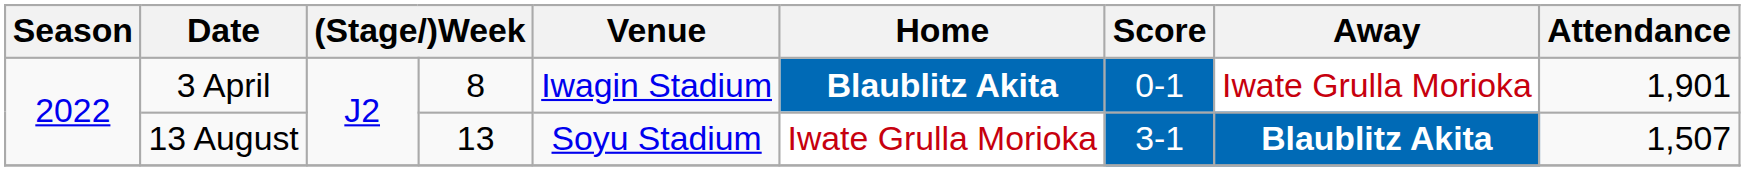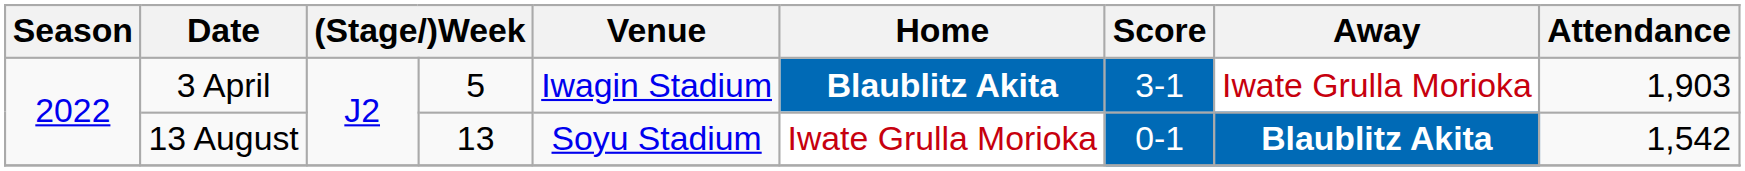(476, 84) 8 -> (476, 84) 5
(1160, 84) 0-1 -> (1160, 84) 3-1
(1689, 84) 1,901 -> (1689, 84) 1,903
(1160, 138) 3-1 -> (1160, 138) 0-1
(1689, 138) 1,507 -> (1689, 138) 1,542
